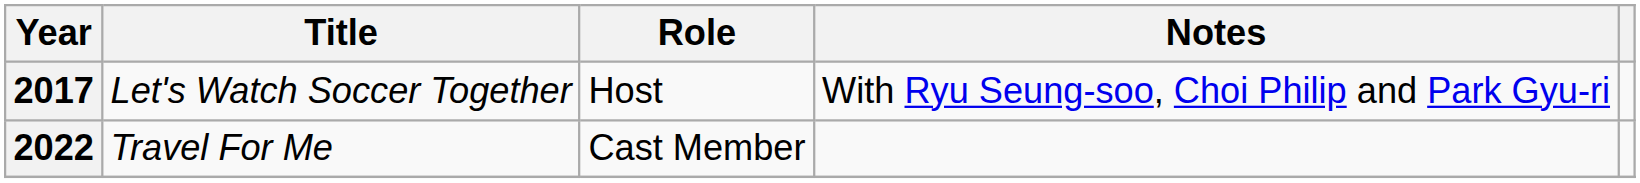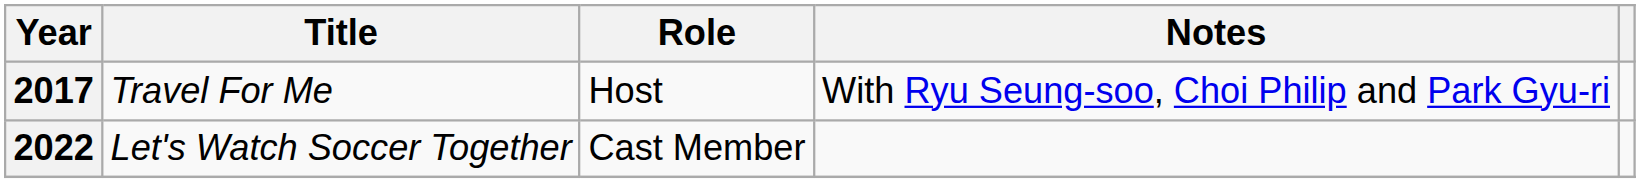(341, 90) Let's Watch Soccer Together -> (222, 90) Travel For Me
(222, 147) Travel For Me -> (341, 147) Let's Watch Soccer Together
